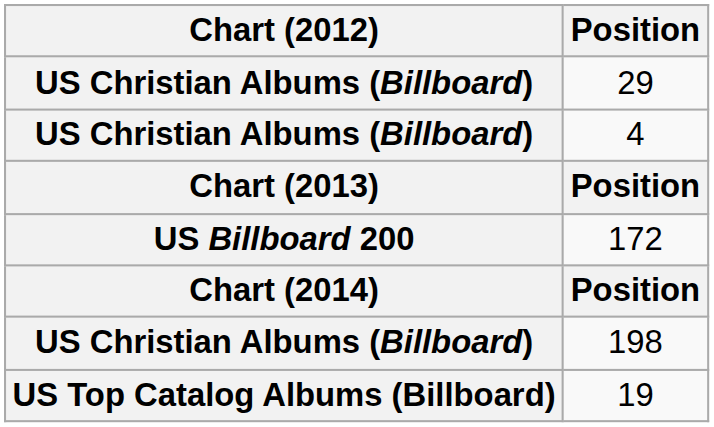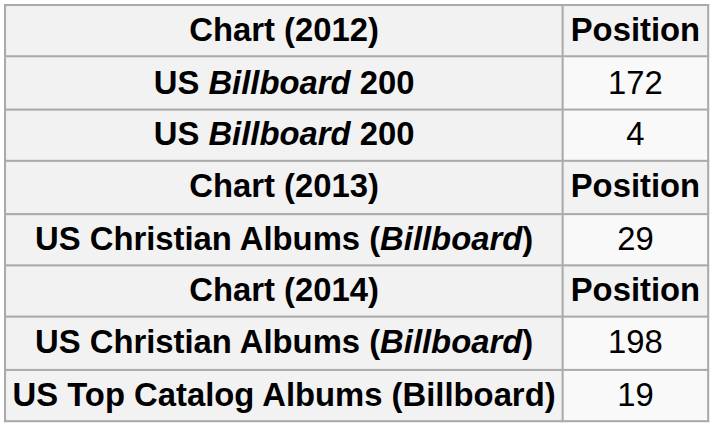rows swapped: (635, 238) <-> (635, 82)
(284, 134) US Christian Albums (Billboard) -> (284, 134) US Billboard 200
